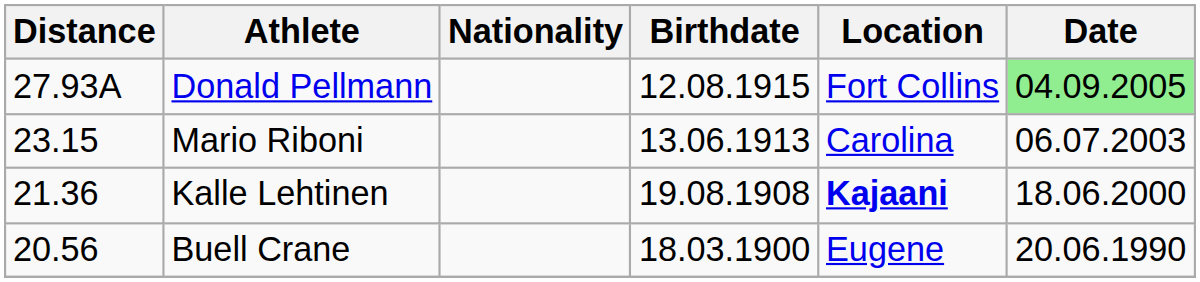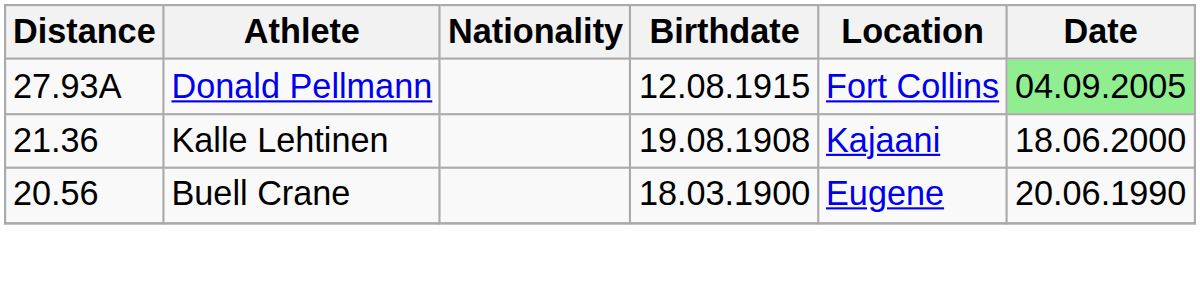- row: (268, 140)
(887, 194) bold -> (883, 140) normal
